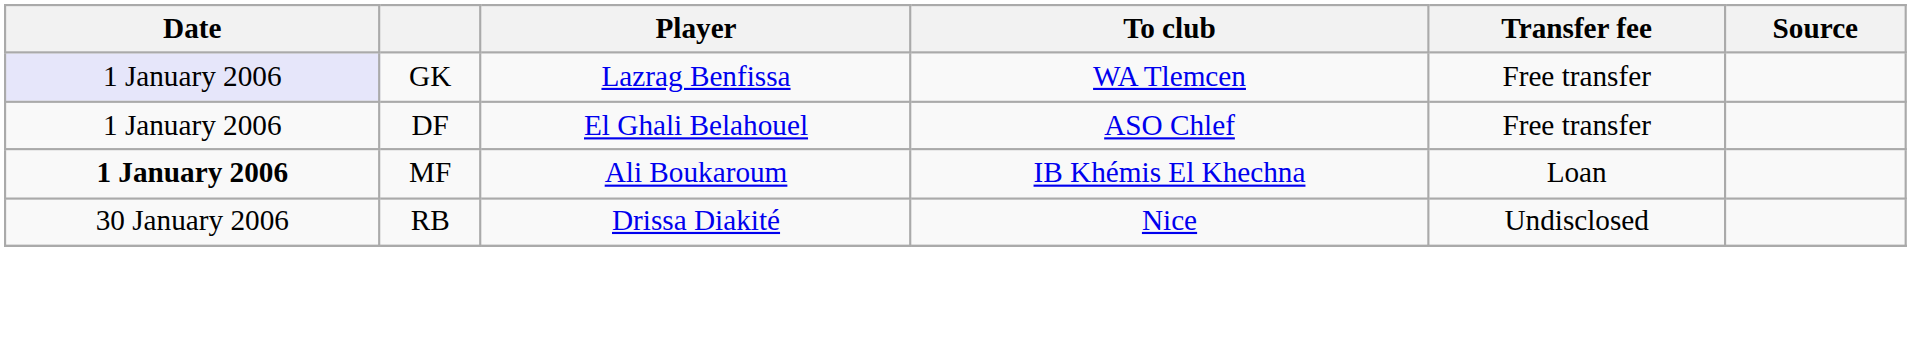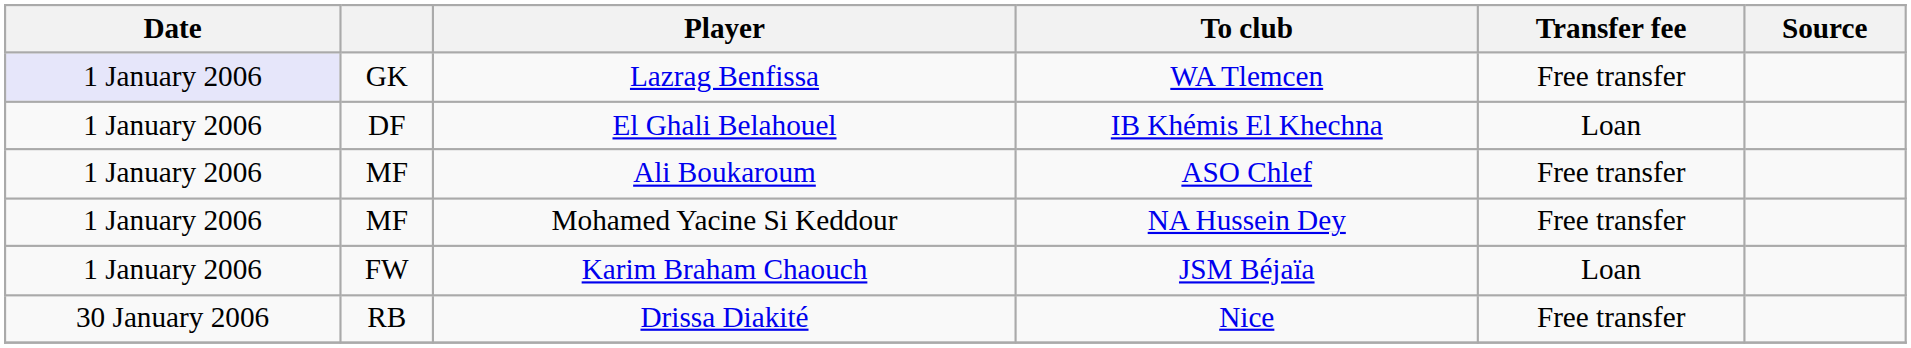(1170, 124) ASO Chlef -> (1247, 124) IB Khémis El Khechna
(1577, 124) Free transfer -> (1611, 124) Loan
(192, 172) bold -> (173, 172) normal
(1170, 172) IB Khémis El Khechna -> (1247, 172) ASO Chlef
(1577, 172) Loan -> (1611, 172) Free transfer
+ row: (724, 221)
+ row: (725, 269)
(1577, 221) Undisclosed -> (1611, 317) Free transfer
